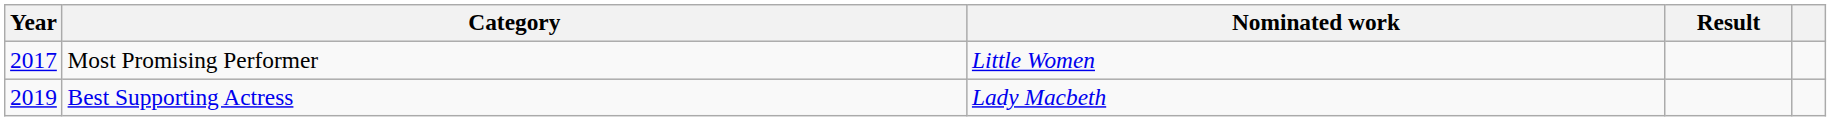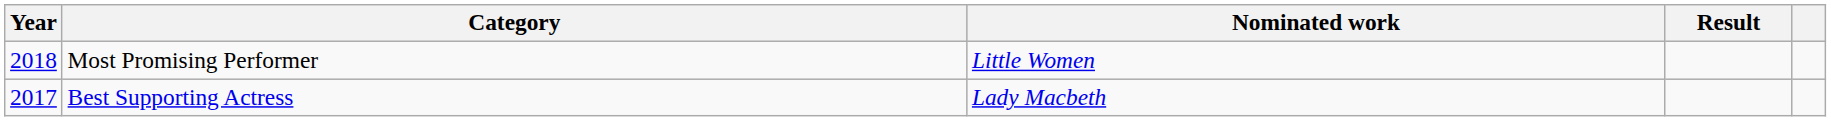(33, 60) 2017 -> (33, 60) 2018
(33, 97) 2019 -> (33, 97) 2017
